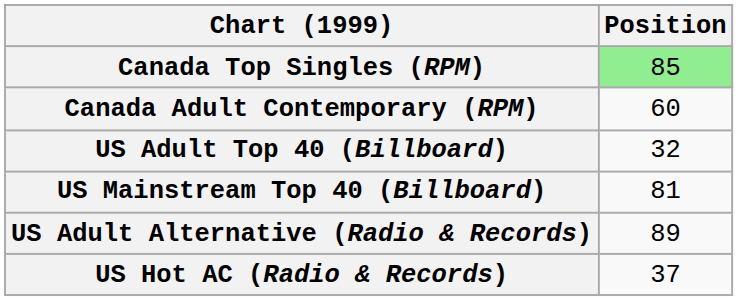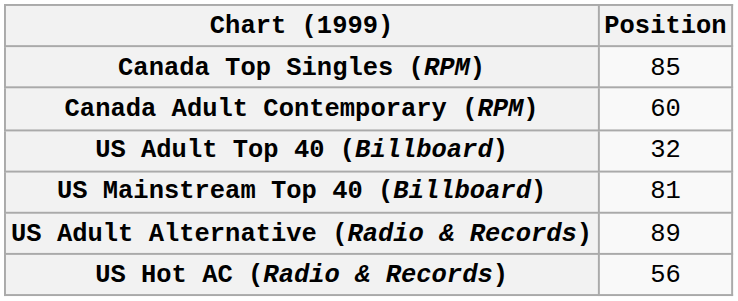(665, 67) lightgreen background -> (665, 67) no background
(665, 275) 37 -> (665, 275) 56
